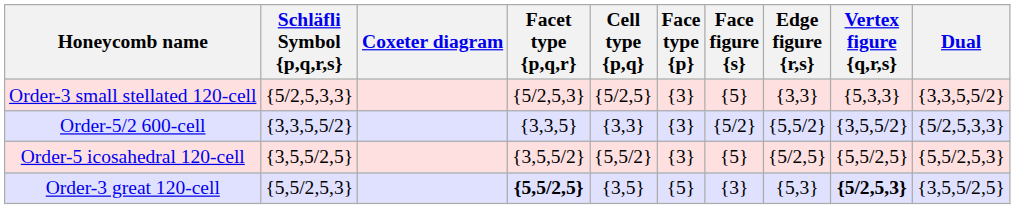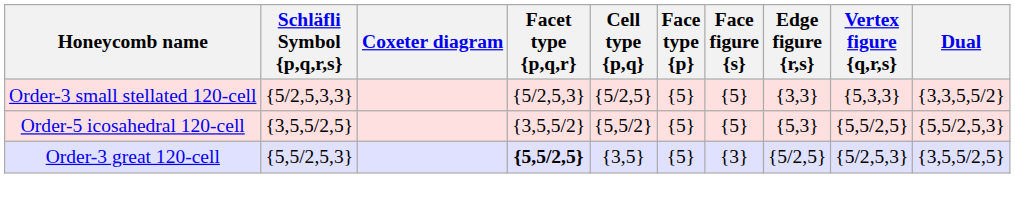(681, 94) {3} -> (681, 94) {5}
- row: (133, 125)
(681, 156) {3} -> (681, 125) {5}
(797, 156) {5/2,5} -> (797, 125) {5,3}
(797, 187) {5,3} -> (797, 156) {5/2,5}
(872, 187) bold -> (872, 156) normal
